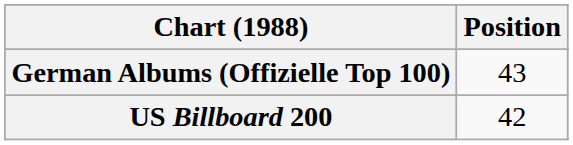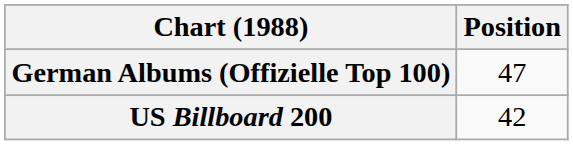(512, 71) 43 -> (512, 71) 47
